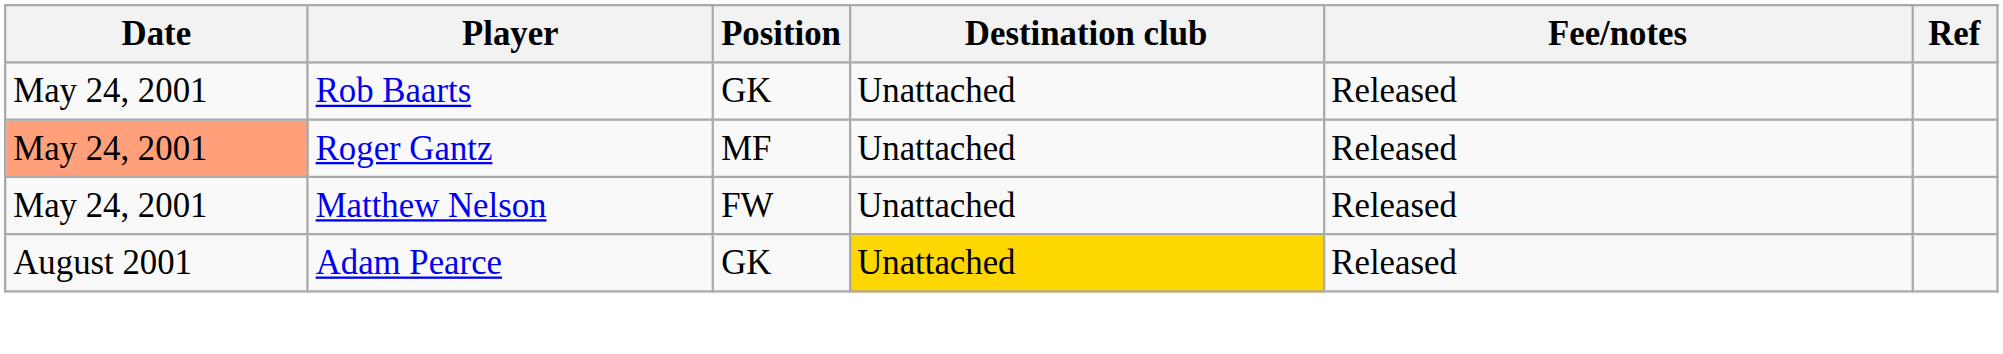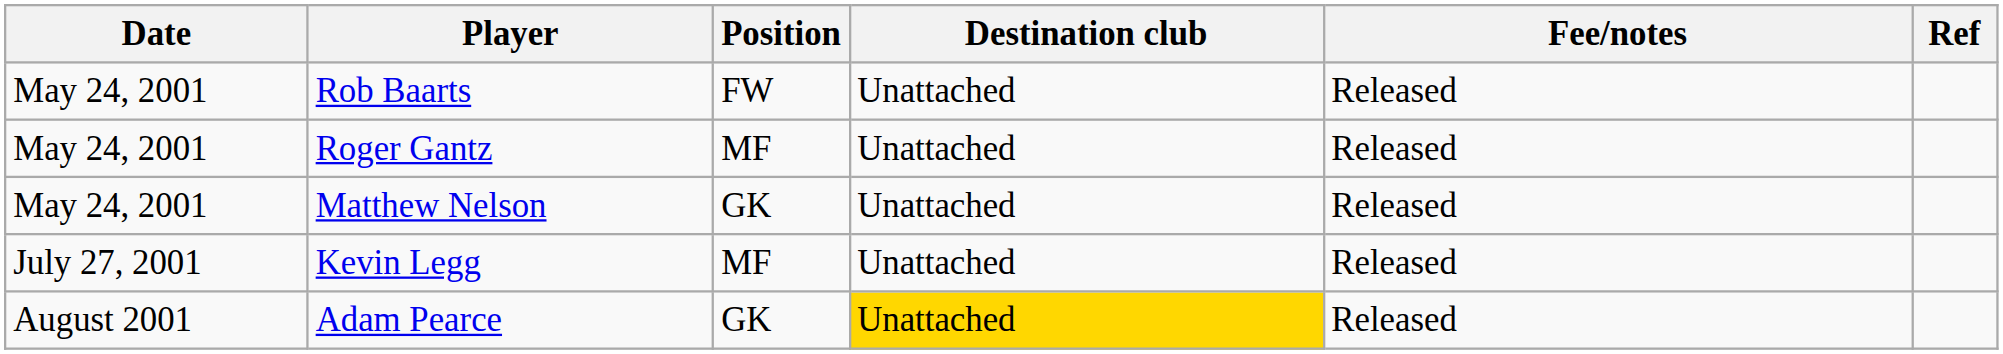(746, 90) GK -> (747, 90) FW
(110, 148) lightsalmon background -> (110, 148) no background
(747, 205) FW -> (746, 205) GK
+ row: (398, 262)
